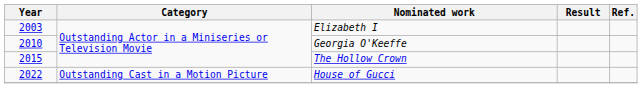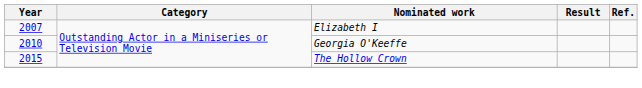(31, 28) 2003 -> (31, 28) 2007
- row: (355, 75)
